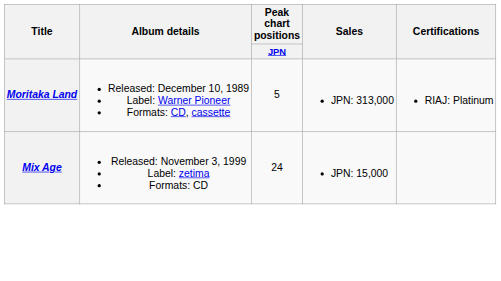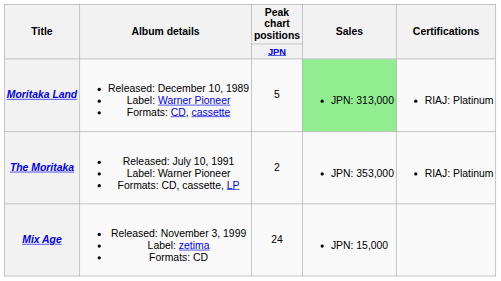(349, 101) no background -> (349, 101) lightgreen background
+ row: (42, 167)
